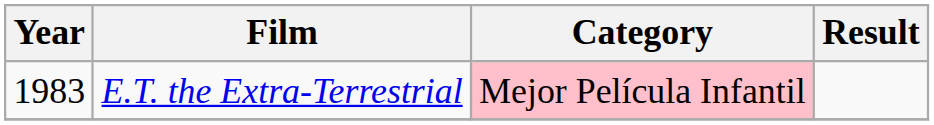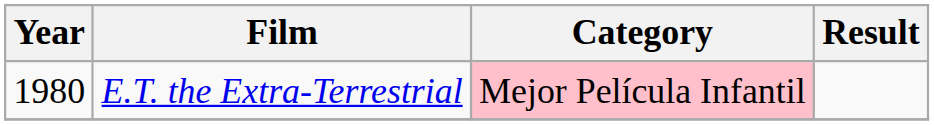(49, 89) 1983 -> (49, 89) 1980
